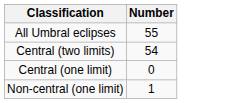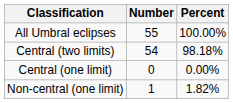+ column: (203, 13)
